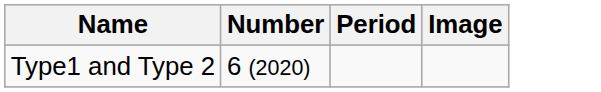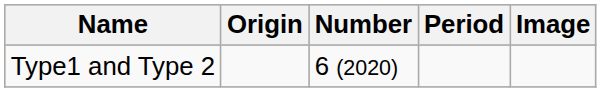+ column: (265, 24)
